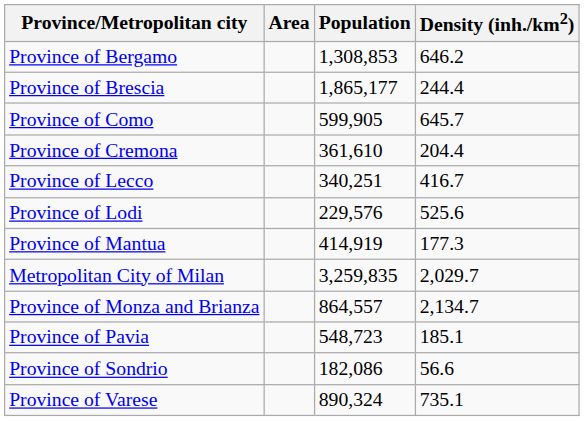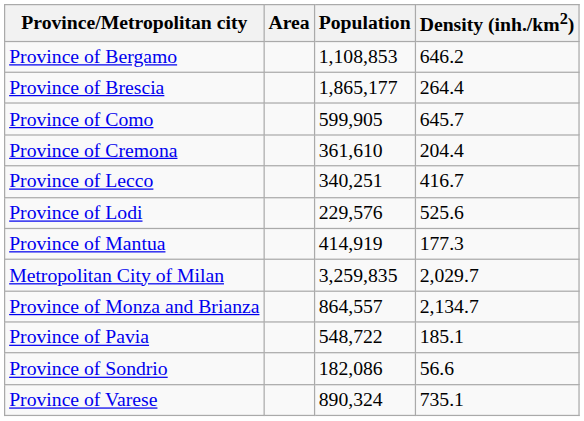(358, 56) 1,308,853 -> (358, 56) 1,108,853
(442, 87) 244.4 -> (442, 87) 264.4
(351, 337) 548,723 -> (351, 337) 548,722
